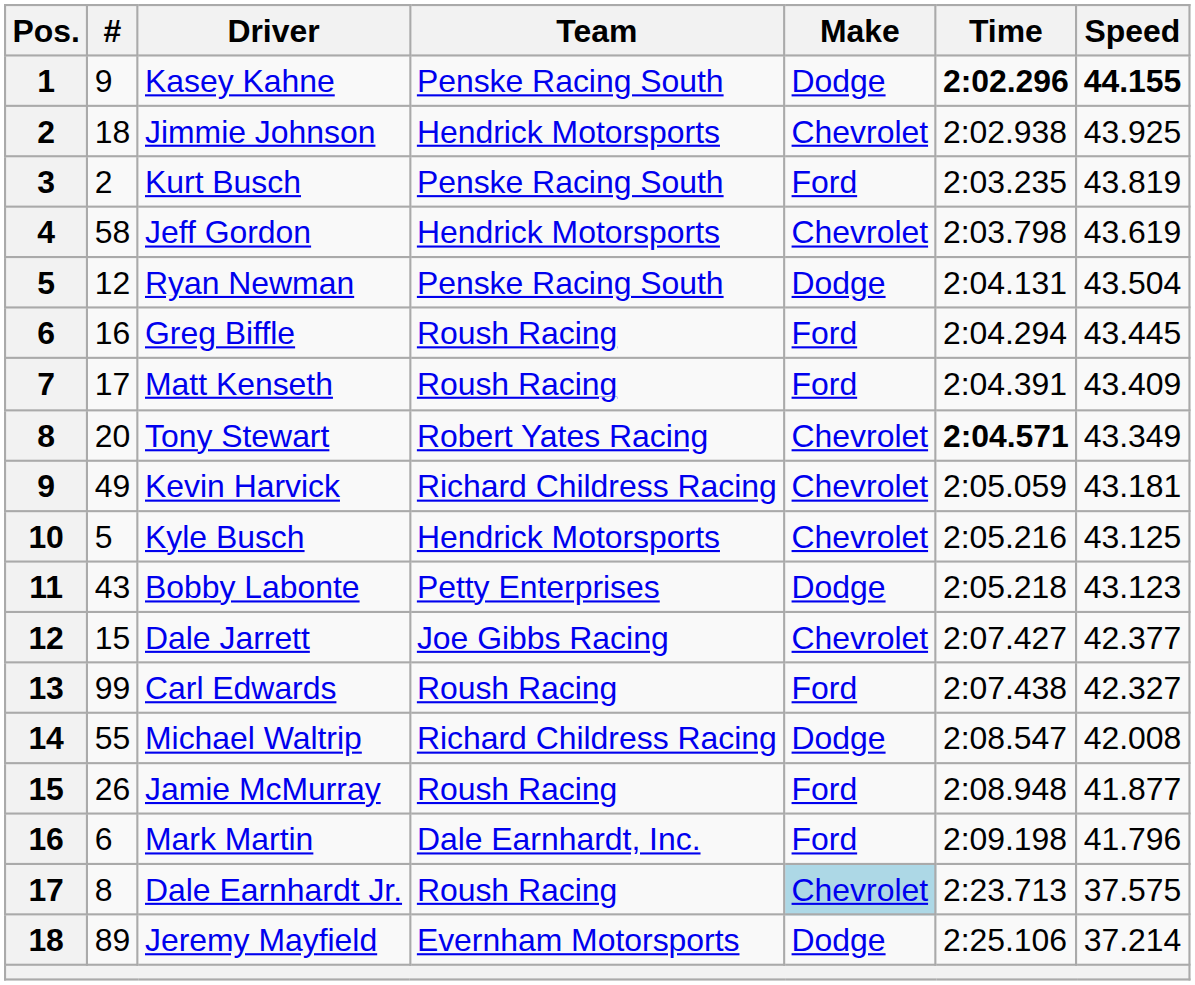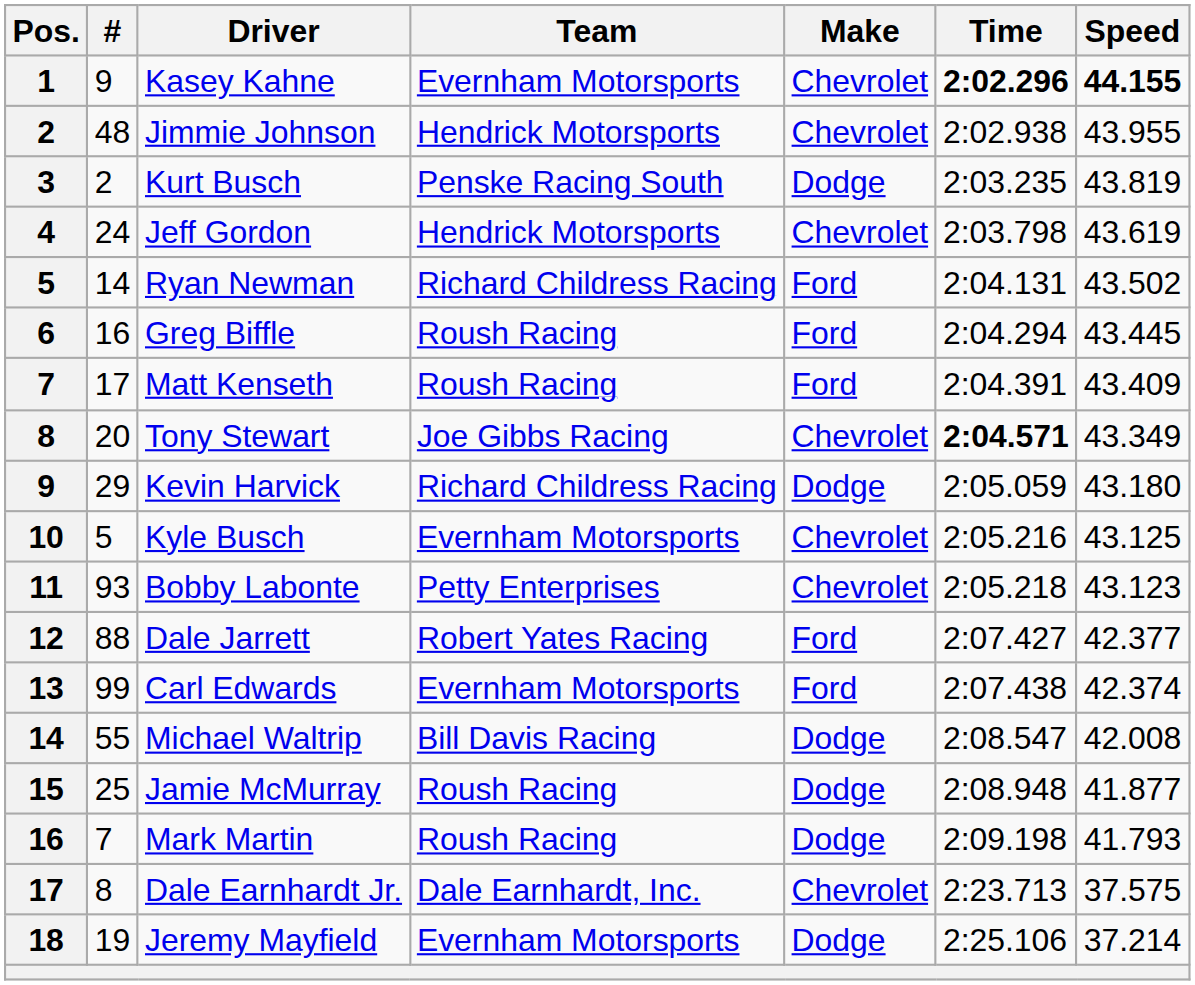(570, 81) Penske Racing South -> (578, 81) Evernham Motorsports
(839, 81) Dodge -> (860, 81) Chevrolet
(112, 132) 18 -> (112, 132) 48
(1132, 132) 43.925 -> (1132, 132) 43.955
(824, 182) Ford -> (839, 182) Dodge
(112, 233) 58 -> (112, 233) 24
(112, 283) 12 -> (112, 283) 14
(570, 283) Penske Racing South -> (597, 283) Richard Childress Racing
(839, 283) Dodge -> (824, 283) Ford
(1132, 283) 43.504 -> (1132, 283) 43.502
(563, 435) Robert Yates Racing -> (543, 435) Joe Gibbs Racing
(112, 485) 49 -> (112, 485) 29
(860, 485) Chevrolet -> (839, 485) Dodge
(1132, 485) 43.181 -> (1132, 485) 43.180
(568, 536) Hendrick Motorsports -> (578, 536) Evernham Motorsports
(112, 586) 43 -> (112, 586) 93
(839, 586) Dodge -> (860, 586) Chevrolet
(112, 637) 15 -> (112, 637) 88
(543, 637) Joe Gibbs Racing -> (563, 637) Robert Yates Racing
(860, 637) Chevrolet -> (824, 637) Ford
(517, 687) Roush Racing -> (578, 687) Evernham Motorsports
(1132, 687) 42.327 -> (1132, 687) 42.374
(597, 738) Richard Childress Racing -> (537, 738) Bill Davis Racing
(112, 788) 26 -> (112, 788) 25
(824, 788) Ford -> (839, 788) Dodge
(104, 839) 6 -> (104, 839) 7
(559, 839) Dale Earnhardt, Inc. -> (517, 839) Roush Racing
(824, 839) Ford -> (839, 839) Dodge
(1132, 839) 41.796 -> (1132, 839) 41.793
(517, 890) Roush Racing -> (559, 890) Dale Earnhardt, Inc.
(860, 890) lightblue background -> (860, 890) no background
(112, 940) 89 -> (112, 940) 19
